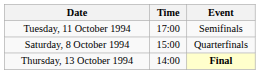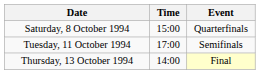rows swapped: (77, 45) <-> (77, 28)
(221, 61) bold -> (221, 61) normal
